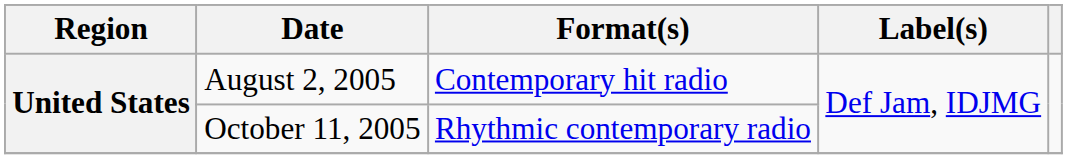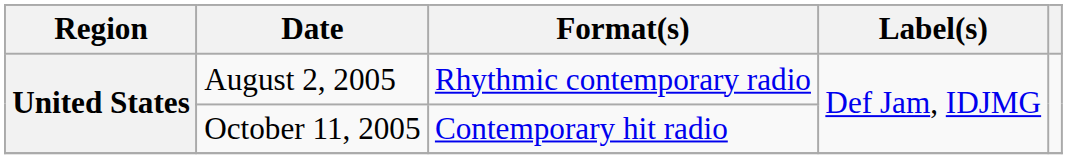(581, 78) Contemporary hit radio -> (623, 78) Rhythmic contemporary radio
(623, 128) Rhythmic contemporary radio -> (581, 128) Contemporary hit radio
